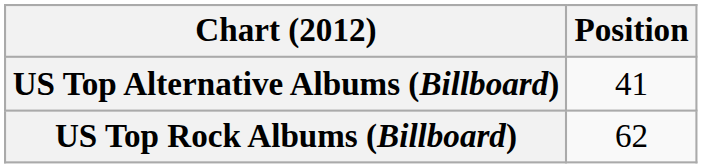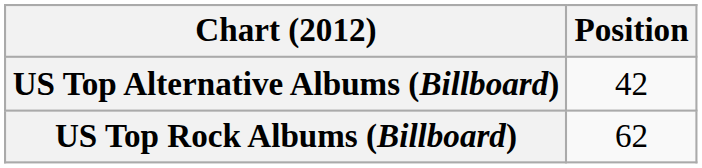(632, 83) 41 -> (632, 83) 42
